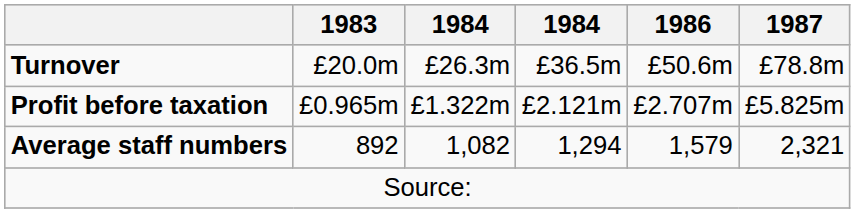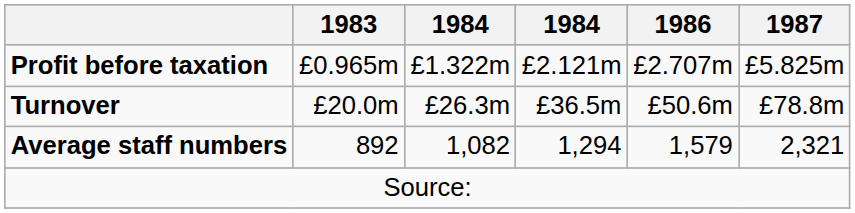rows swapped: (65, 65) <-> (139, 106)
